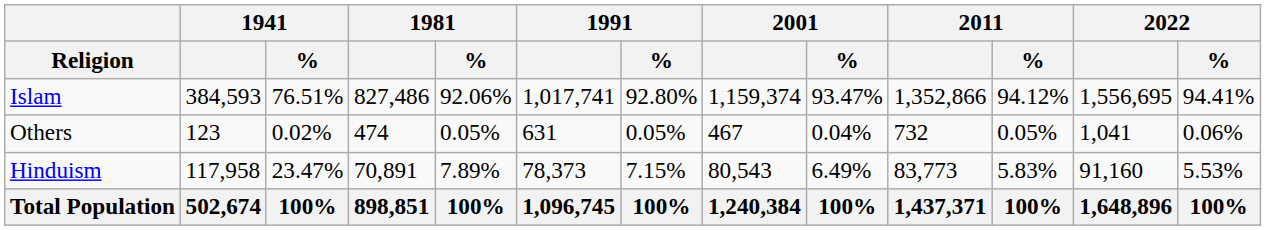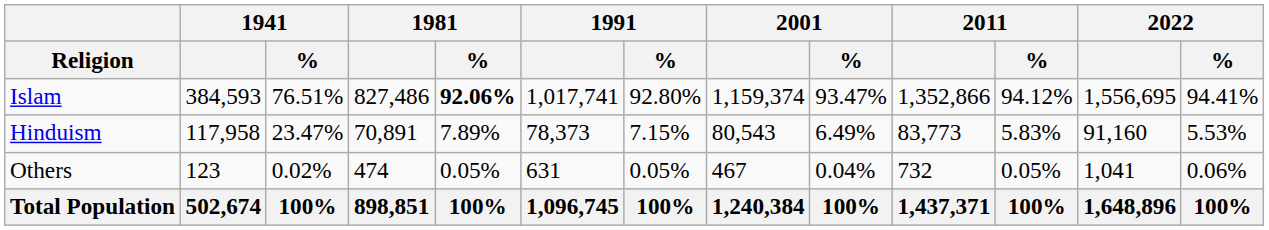(476, 96) normal -> (478, 96) bold
rows swapped: (56, 170) <-> (41, 133)
